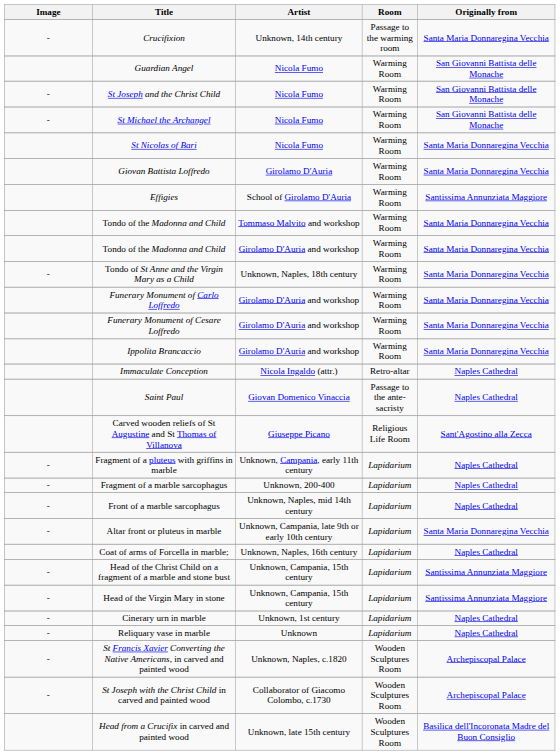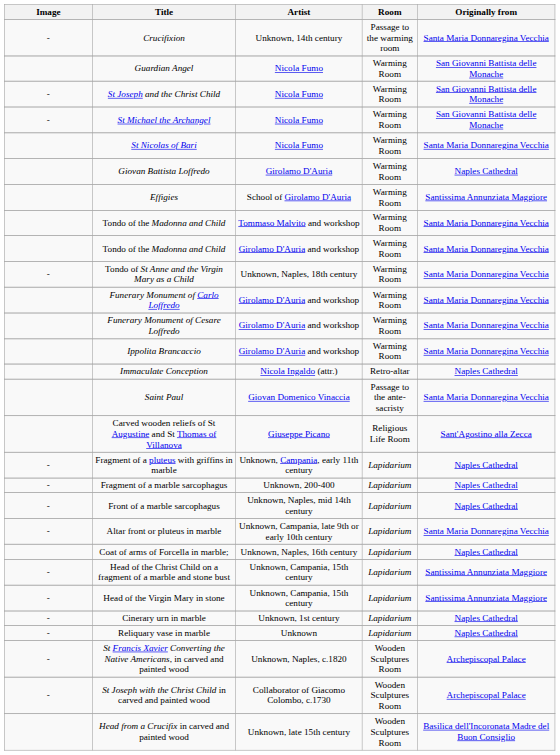(486, 171) Santa Maria Donnaregina Vecchia -> (486, 171) Naples Cathedral
(486, 397) Naples Cathedral -> (486, 397) Santa Maria Donnaregina Vecchia
